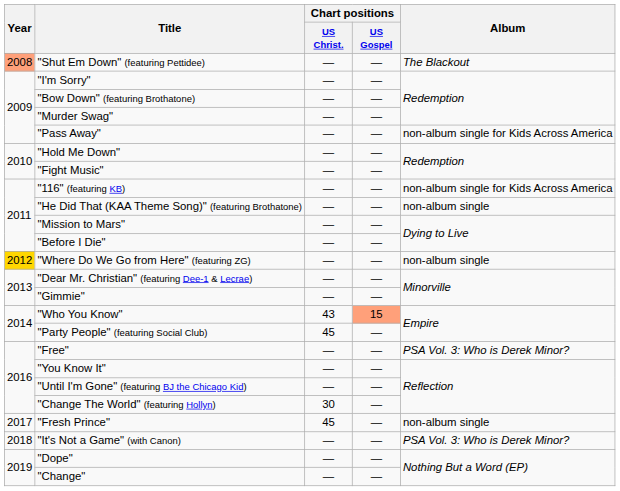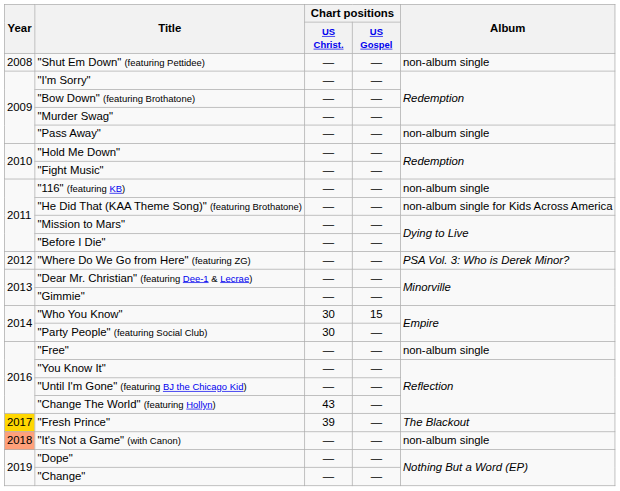(20, 62) lightsalmon background -> (20, 62) no background
(436, 62) The Blackout -> (446, 62) non-album single
(508, 134) non-album single for Kids Across America -> (446, 134) non-album single
(508, 188) non-album single for Kids Across America -> (446, 188) non-album single
(446, 206) non-album single -> (508, 206) non-album single for Kids Across America
(20, 260) gold background -> (20, 260) no background
(446, 260) non-album single -> (486, 260) PSA Vol. 3: Who is Derek Minor?
(329, 314) 43 -> (329, 314) 30
(376, 314) lightsalmon background -> (376, 314) no background
(329, 332) 45 -> (329, 332) 30
(486, 350) PSA Vol. 3: Who is Derek Minor? -> (446, 350) non-album single
(329, 404) 30 -> (329, 404) 43
(20, 422) no background -> (20, 422) gold background
(329, 422) 45 -> (329, 422) 39
(446, 422) non-album single -> (436, 422) The Blackout
(20, 440) no background -> (20, 440) lightsalmon background
(486, 440) PSA Vol. 3: Who is Derek Minor? -> (446, 440) non-album single
